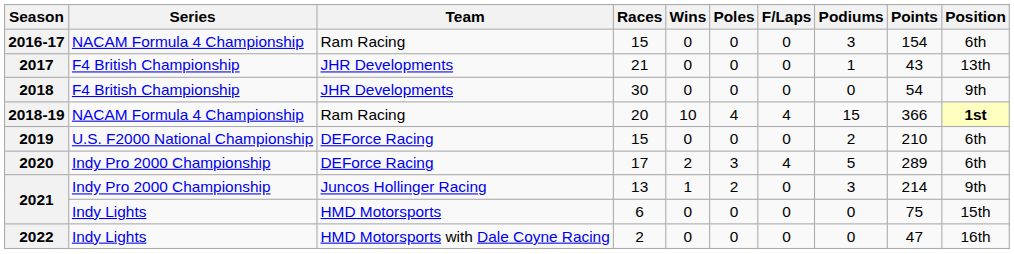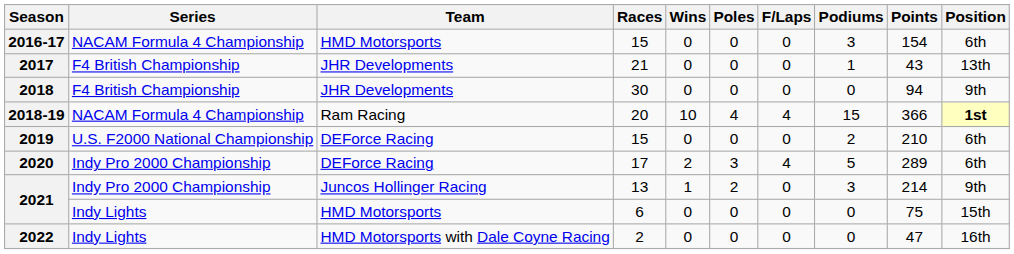(363, 41) Ram Racing -> (381, 41) HMD Motorsports
(914, 90) 54 -> (914, 90) 94
